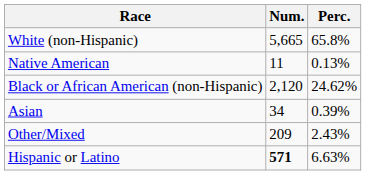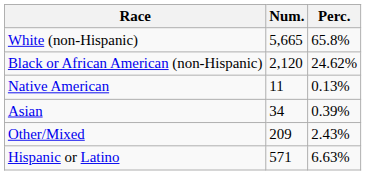rows swapped: (135, 87) <-> (59, 63)
(280, 157) bold -> (280, 157) normal
